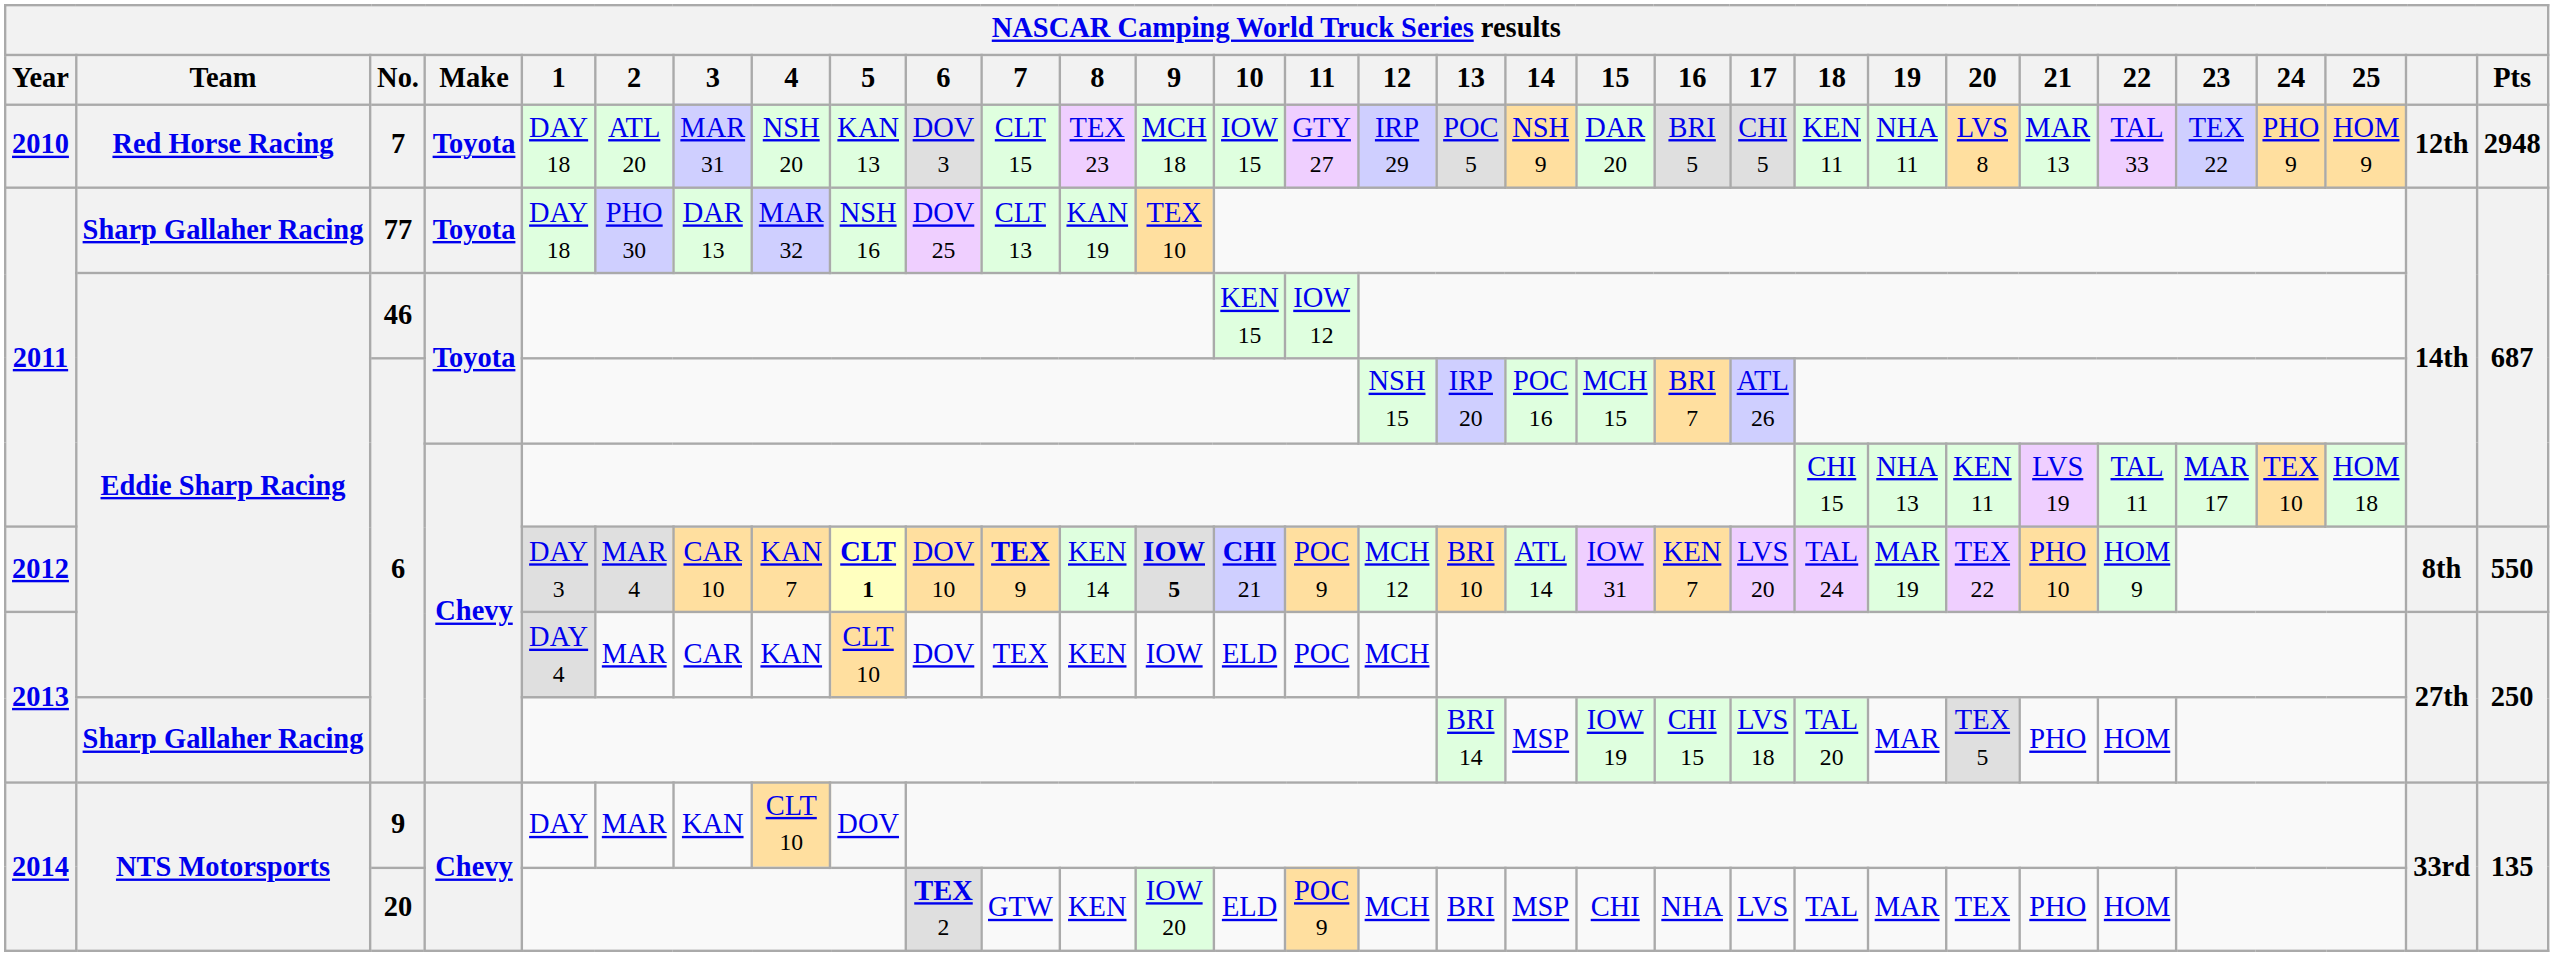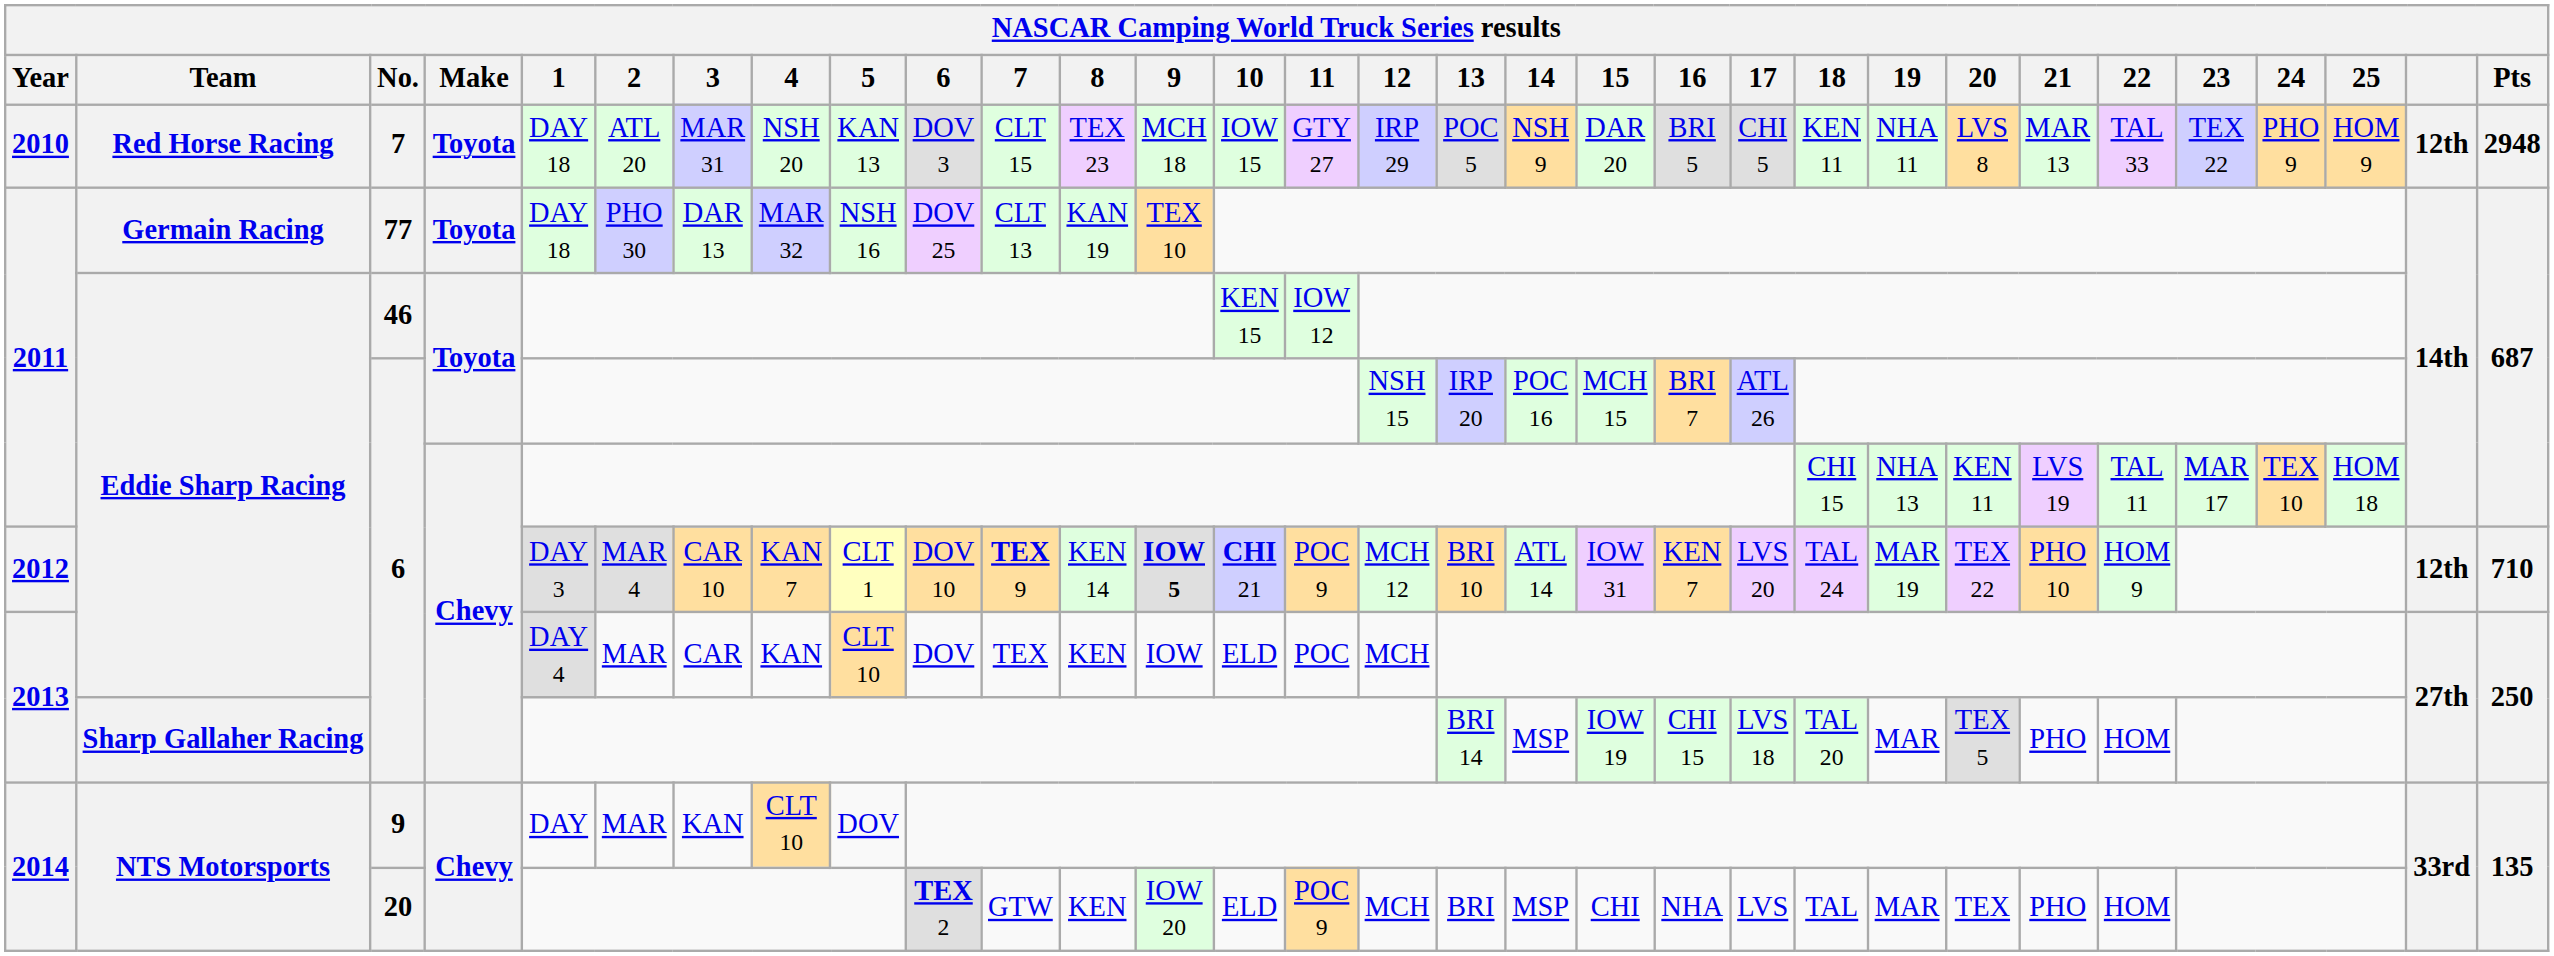(223, 230) Sharp Gallaher Racing -> (223, 230) Germain Racing
(868, 569) bold -> (868, 568) normal
(2442, 569) 8th -> (2442, 569) 12th
(2512, 569) 550 -> (2512, 569) 710
